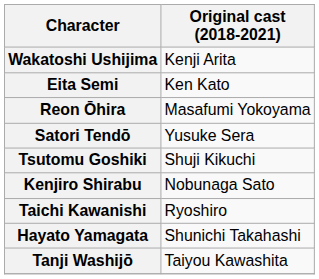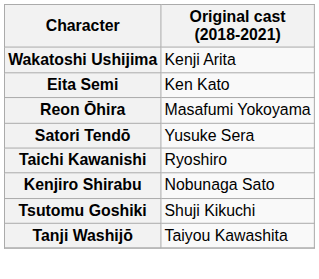rows swapped: (83, 160) <-> (83, 210)
- row: (83, 235)
